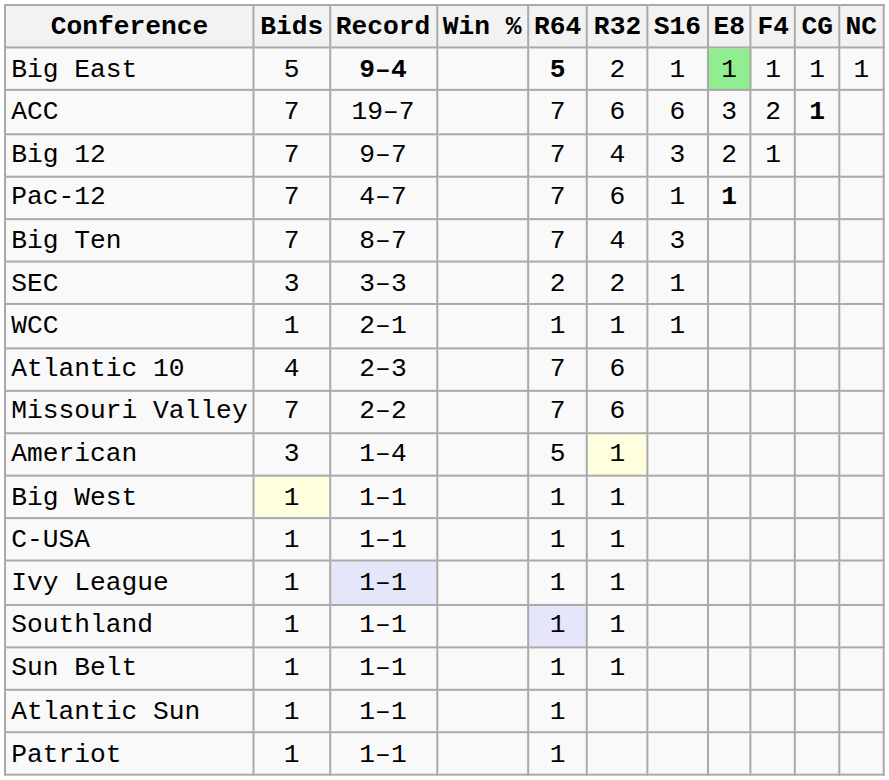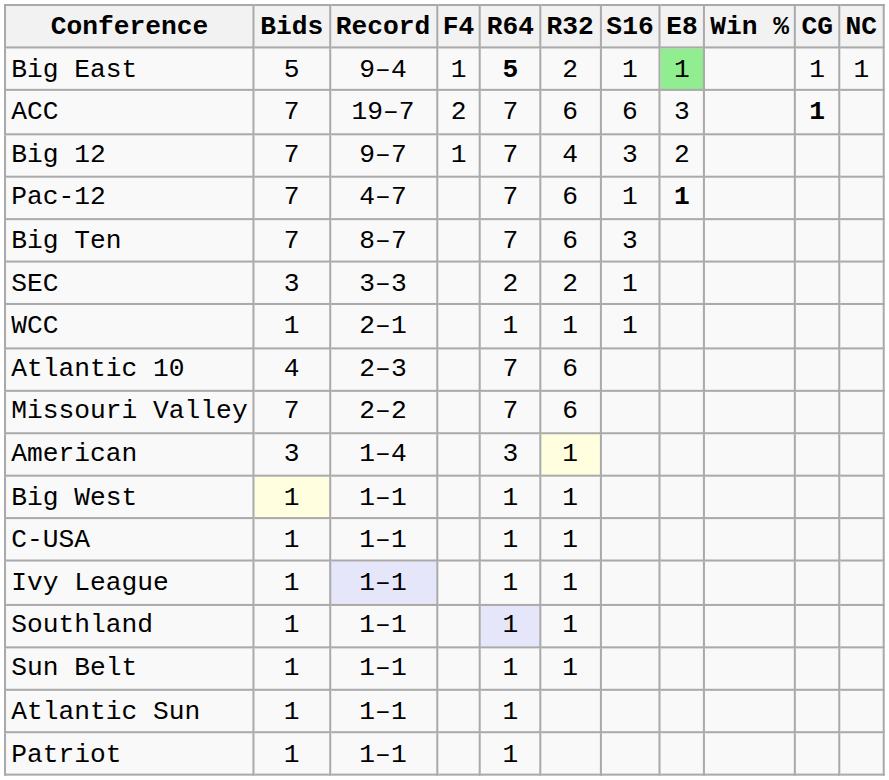columns swapped: (482, 26) <-> (773, 26)
(383, 69) bold -> (383, 69) normal
(618, 240) 4 -> (570, 240) 6
(558, 454) 5 -> (510, 454) 3
